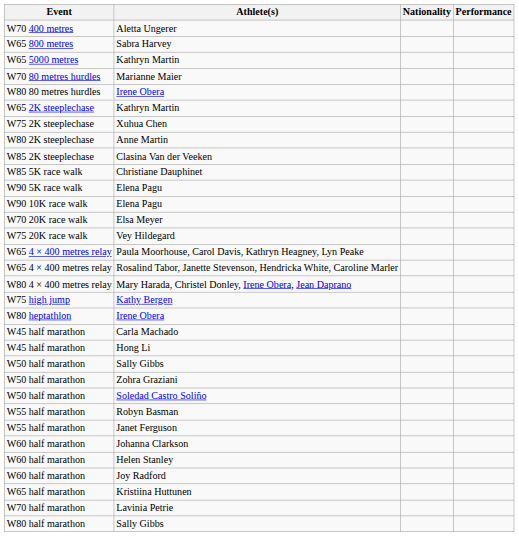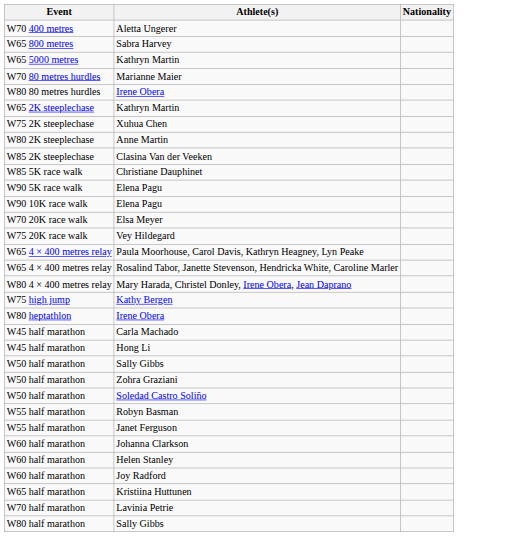- column: (484, 12)
